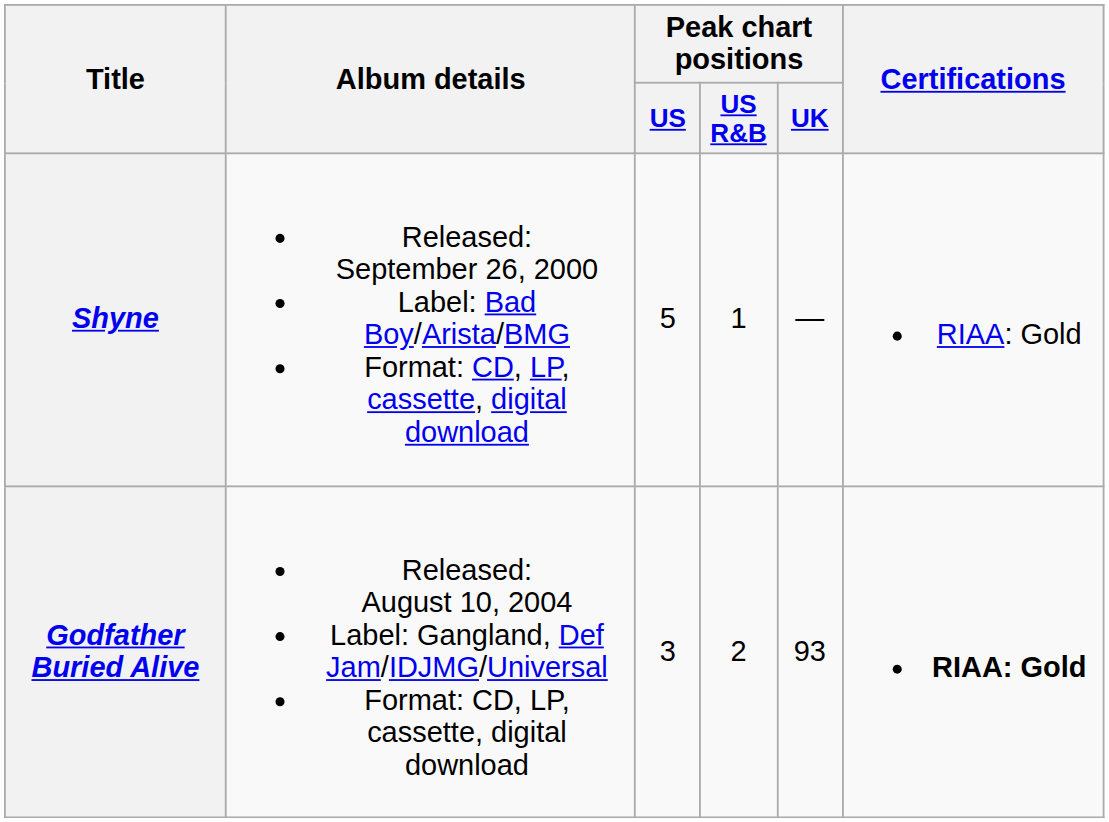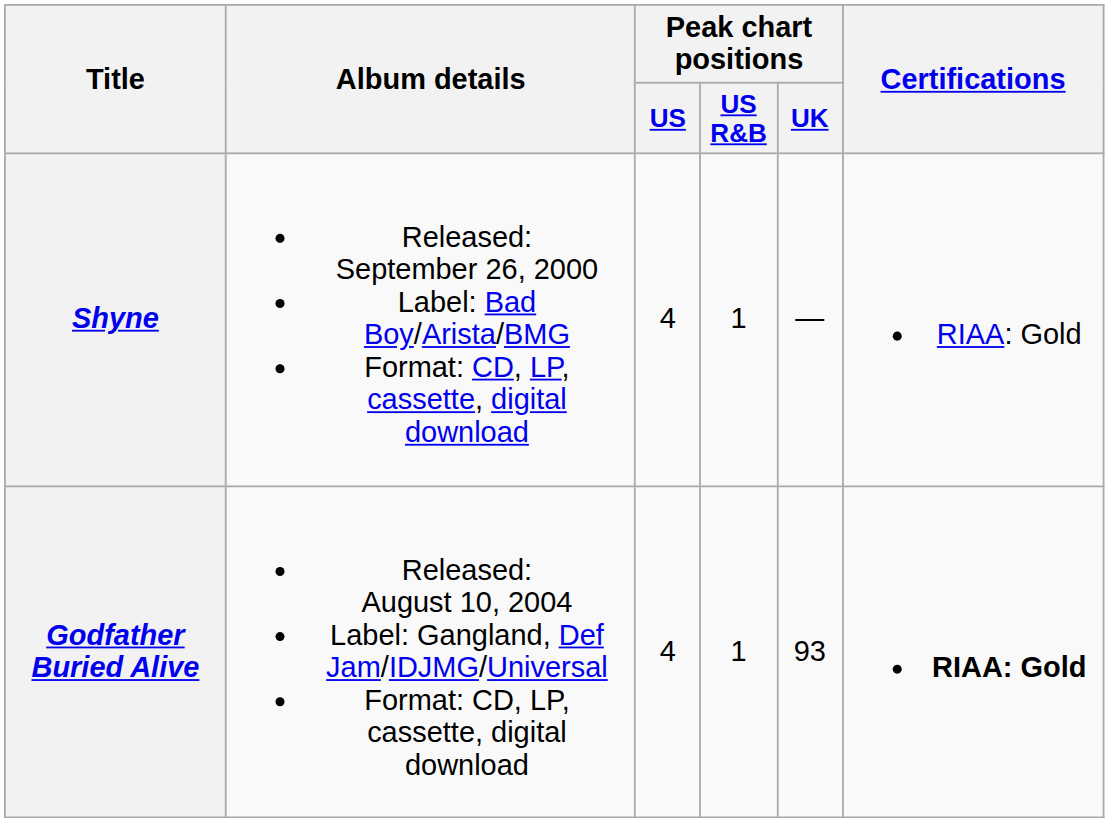(668, 319) 5 -> (668, 319) 4
(668, 651) 3 -> (668, 651) 4
(739, 651) 2 -> (739, 651) 1
